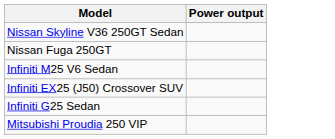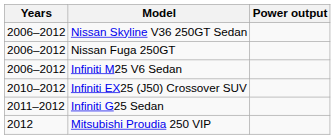+ column: (36, 13)
